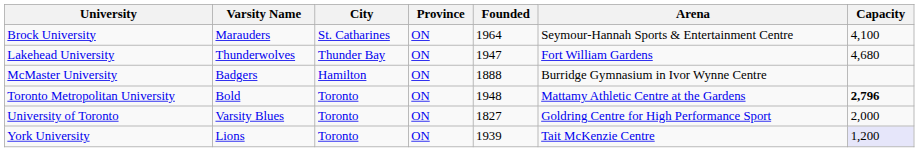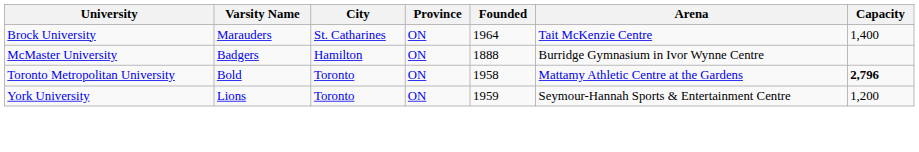(667, 34) Seymour-Hannah Sports & Entertainment Centre -> (595, 34) Tait McKenzie Centre
(865, 34) 4,100 -> (865, 34) 1,400
- row: (61, 55)
(489, 95) 1948 -> (486, 75) 1958
- row: (63, 116)
(489, 136) 1939 -> (486, 95) 1959
(598, 136) Tait McKenzie Centre -> (665, 95) Seymour-Hannah Sports & Entertainment Centre
(865, 136) lavender background -> (865, 95) no background
